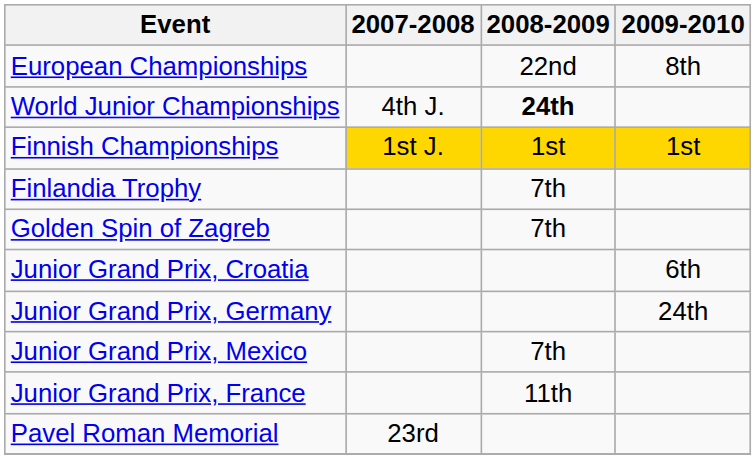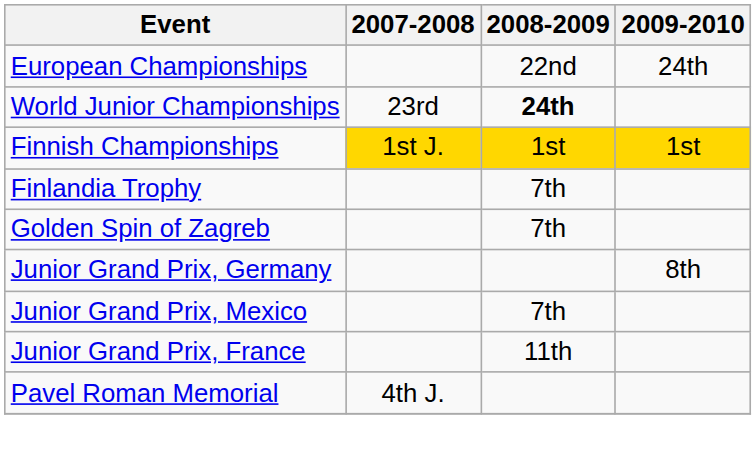(683, 65) 8th -> (683, 65) 24th
(413, 106) 4th J. -> (413, 106) 23rd
- row: (160, 270)
(683, 310) 24th -> (683, 270) 8th
(413, 433) 23rd -> (413, 392) 4th J.
